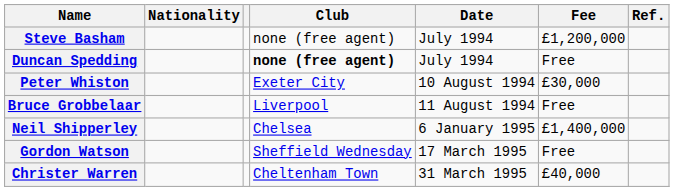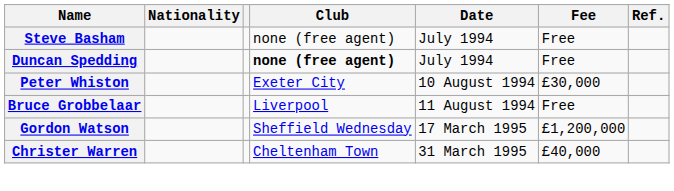(584, 39) £1,200,000 -> (559, 39) Free
- row: (75, 129)
(559, 152) Free -> (584, 129) £1,200,000
